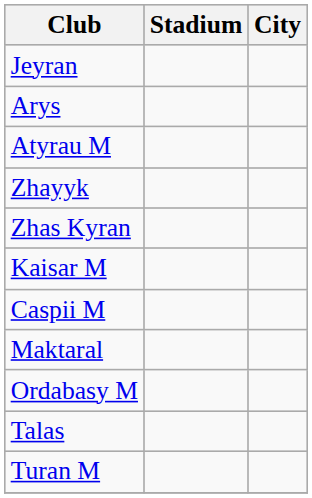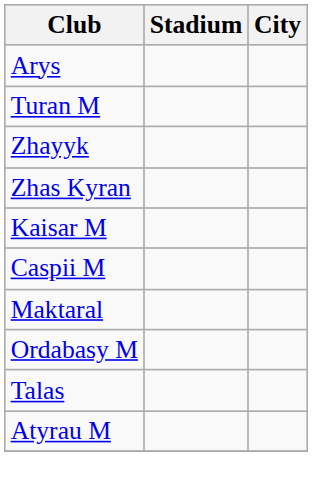- row: (44, 65)
rows swapped: (61, 146) <-> (55, 471)
